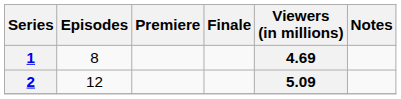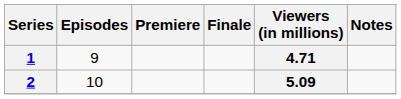(94, 57) 8 -> (94, 57) 9
(301, 57) 4.69 -> (301, 57) 4.71
(94, 81) 12 -> (94, 81) 10
